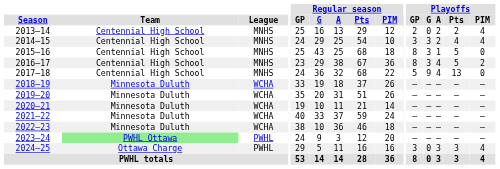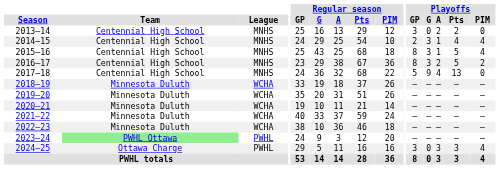(415, 31) 2 -> (415, 31) 3
(482, 31) 4 -> (482, 31) 0
(415, 41) 3 -> (415, 41) 2
(439, 41) 2 -> (439, 41) 1
(482, 52) 0 -> (482, 52) 4
(439, 63) 4 -> (439, 63) 2
